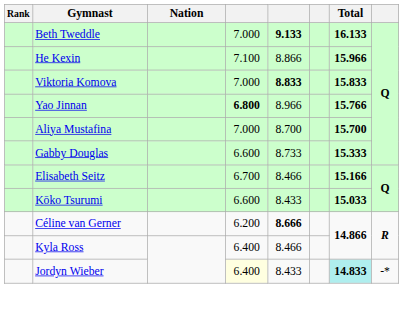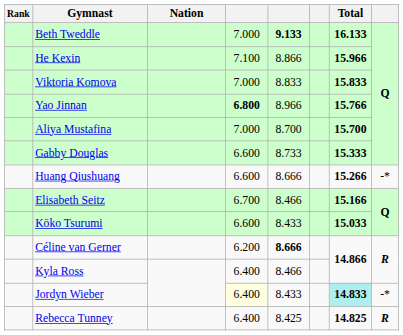(289, 82) bold -> (289, 82) normal
+ row: (77, 176)
+ row: (74, 318)
